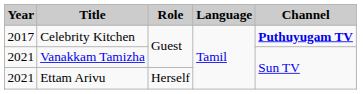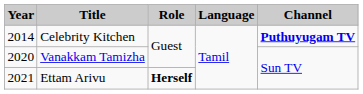(21, 36) 2017 -> (21, 36) 2014
(21, 57) 2021 -> (21, 57) 2020
(170, 78) normal -> (172, 78) bold
